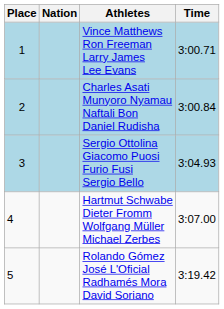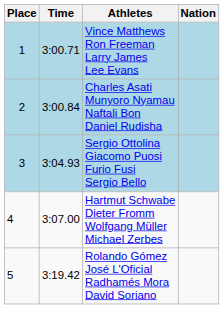columns swapped: (60, 13) <-> (197, 13)
